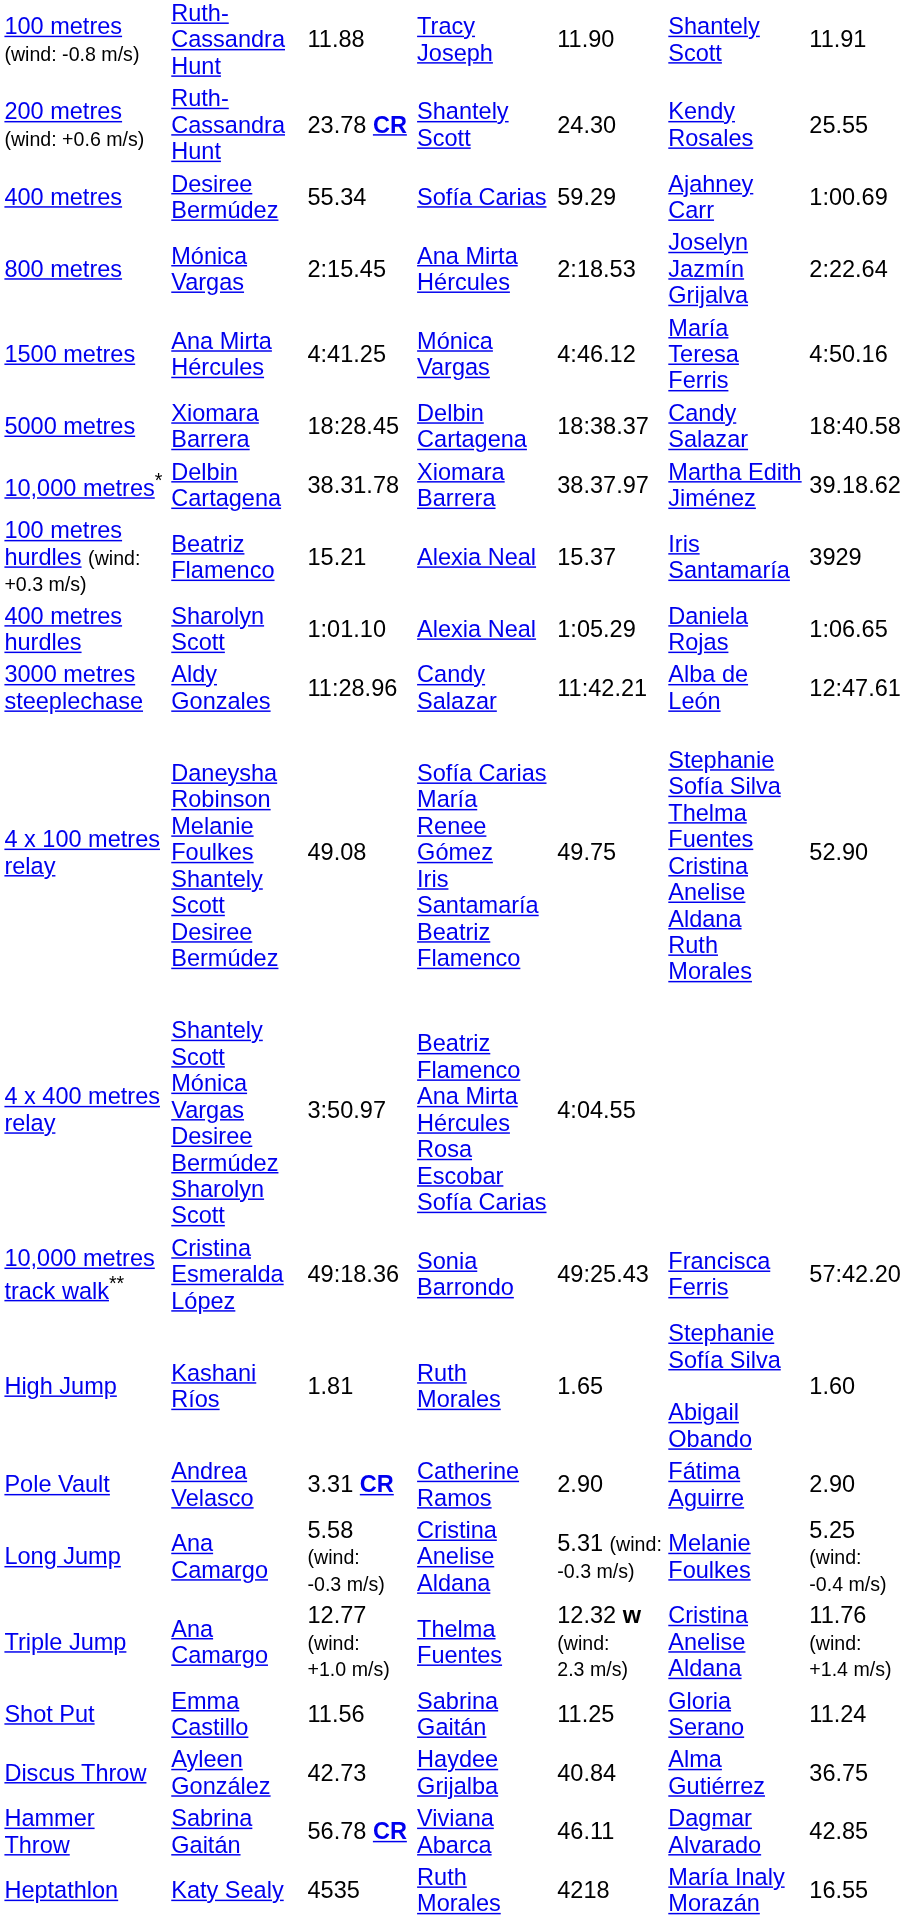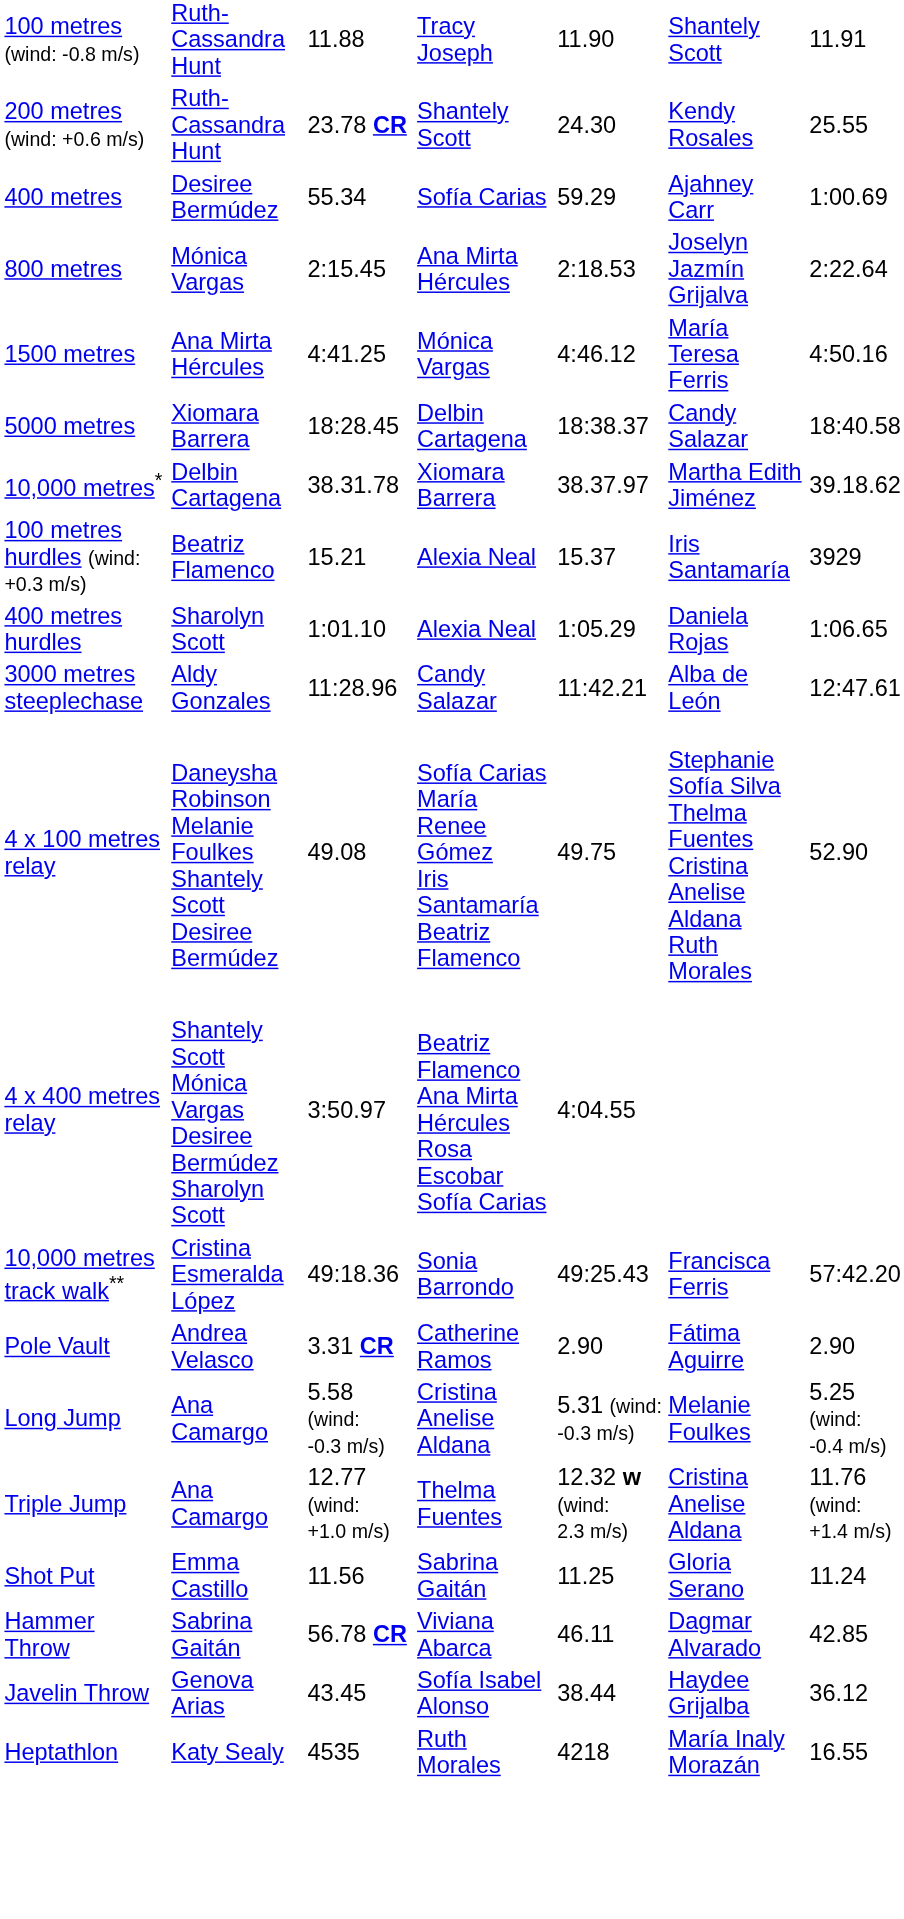- row: (61, 1386)
- row: (75, 1772)
+ row: (77, 1693)
